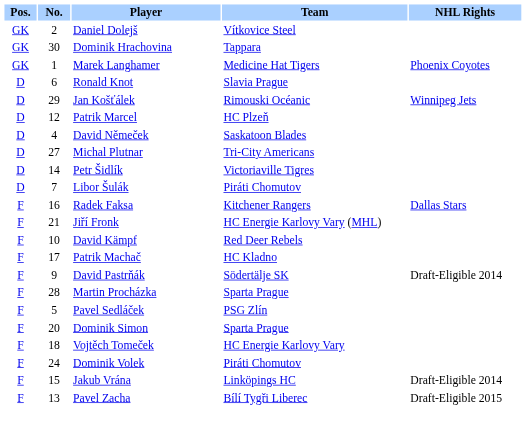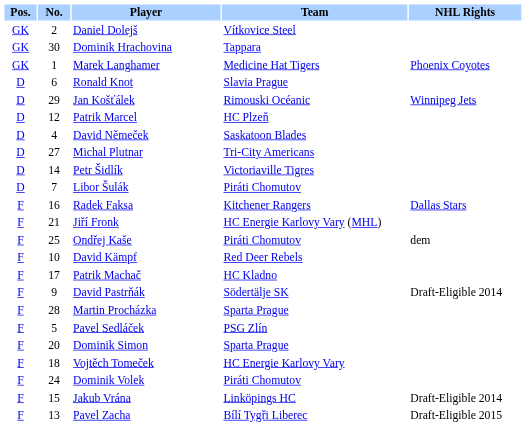+ row: (102, 240)
